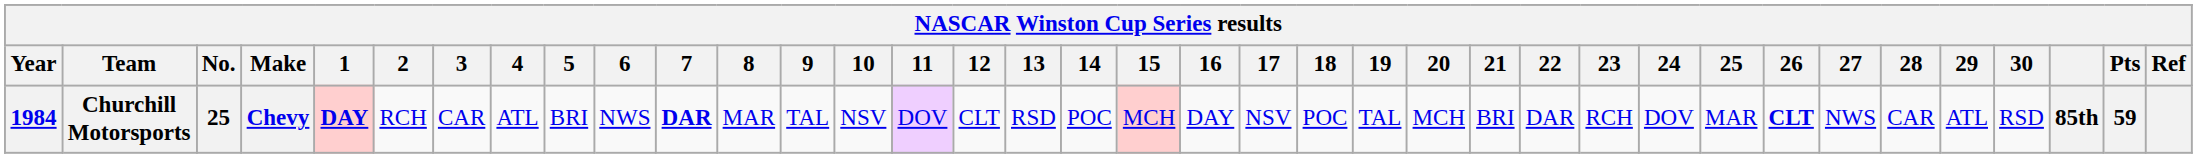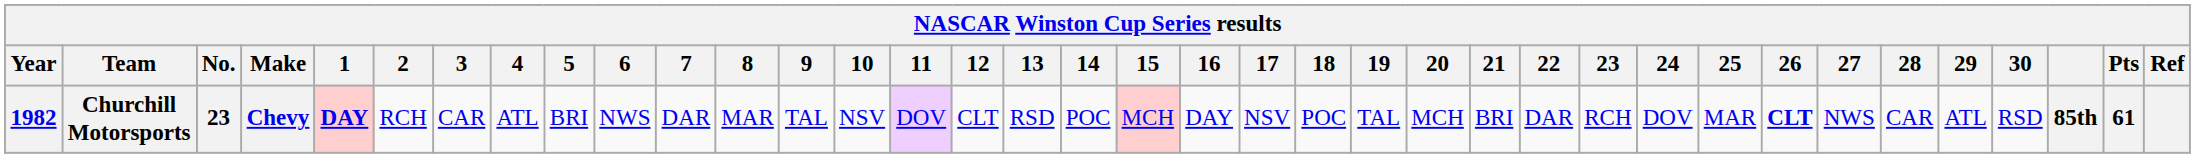(34, 118) 1984 -> (34, 118) 1982
(219, 118) 25 -> (219, 118) 23
(687, 118) bold -> (686, 118) normal
(2125, 118) 59 -> (2124, 118) 61
